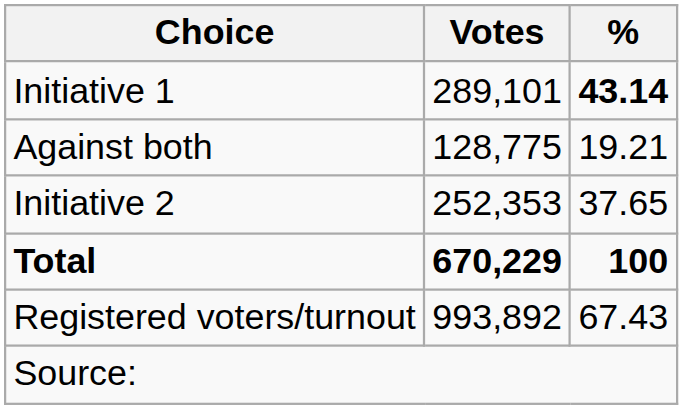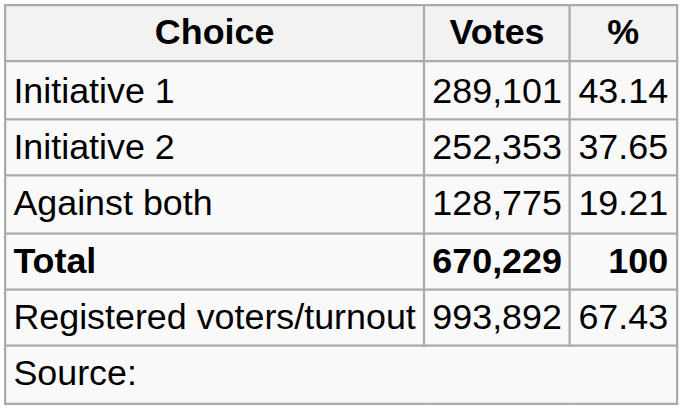(623, 89) bold -> (623, 89) normal
rows swapped: (94, 203) <-> (113, 146)
